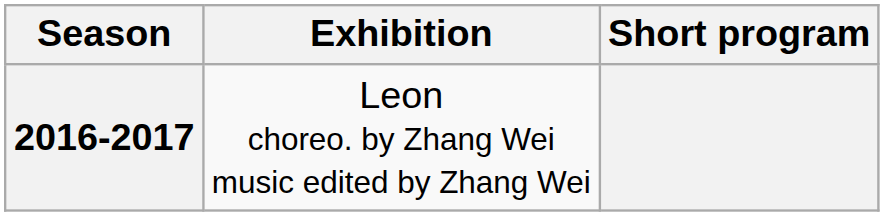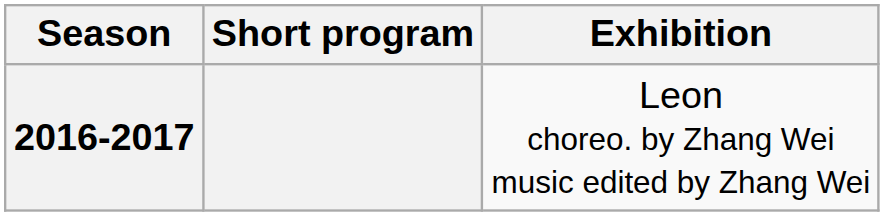columns swapped: (739, 34) <-> (401, 34)
